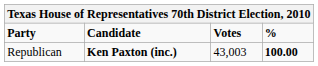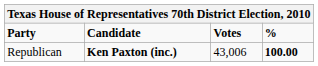(230, 52) 43,003 -> (230, 52) 43,006
